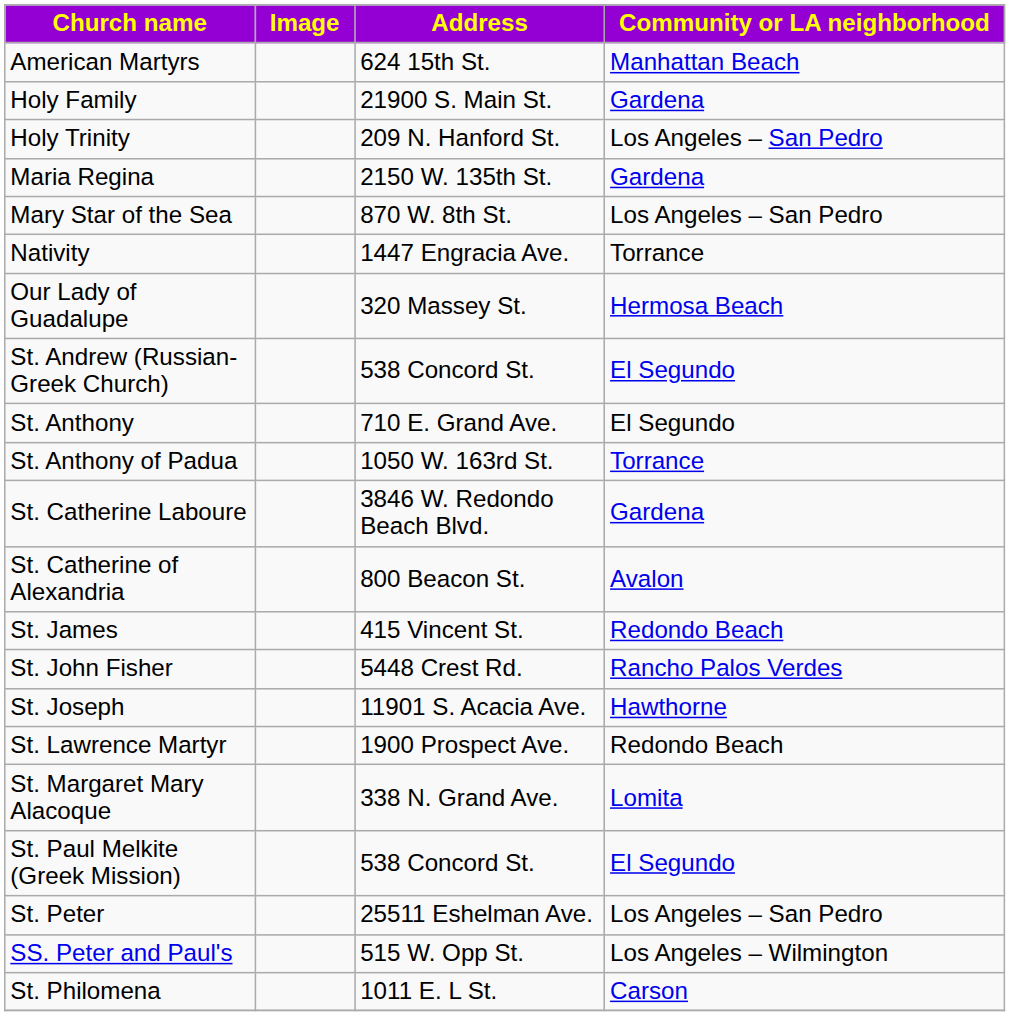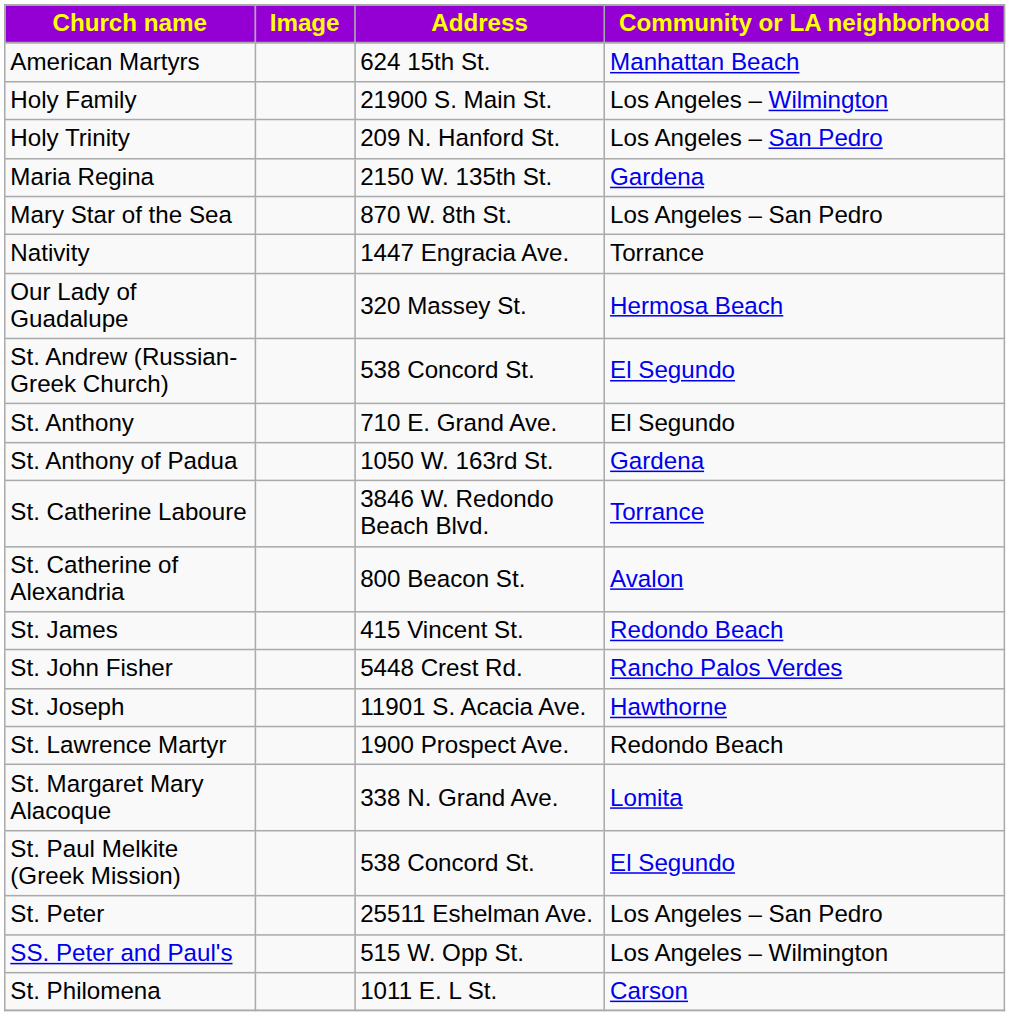(657, 100) Gardena -> (749, 100) Los Angeles – Wilmington
(657, 461) Torrance -> (657, 461) Gardena
(657, 513) Gardena -> (657, 513) Torrance
